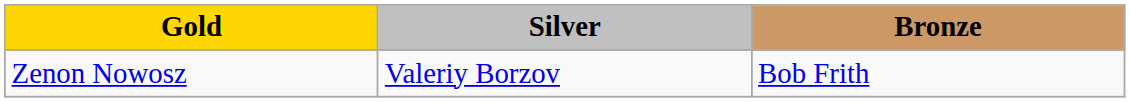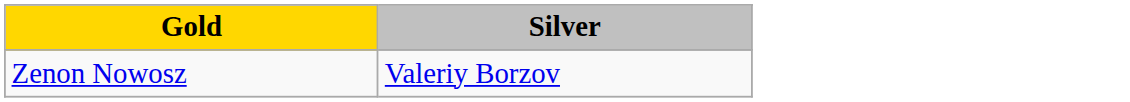- column: (938, 27)
